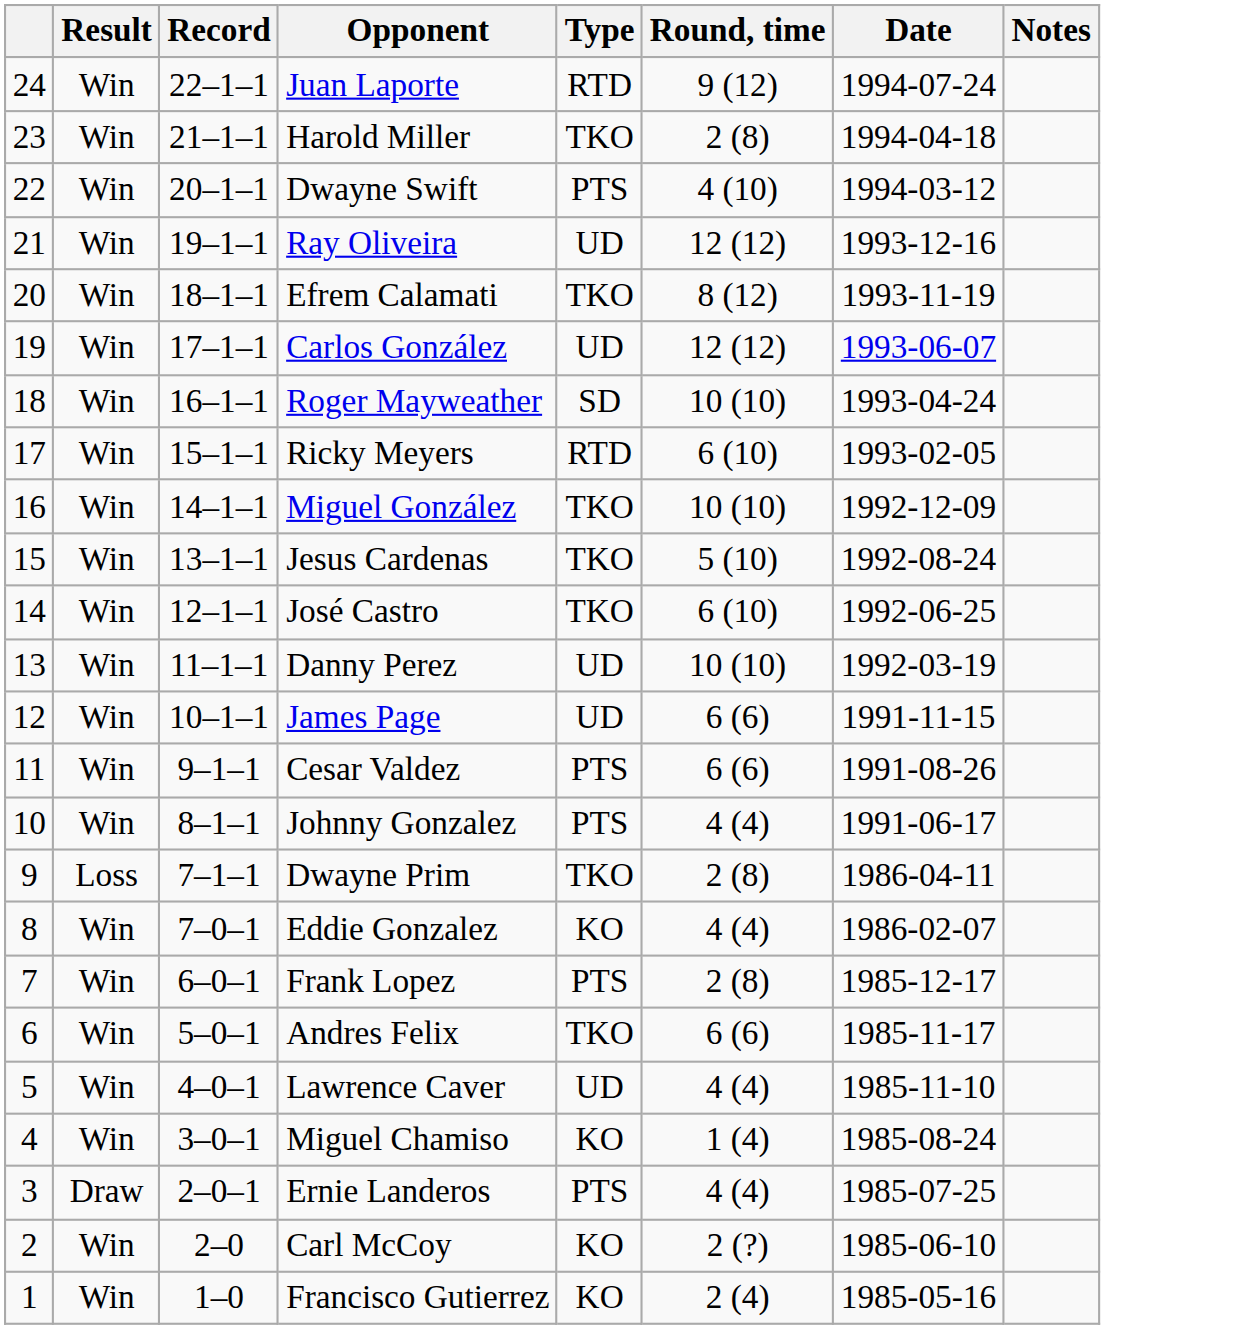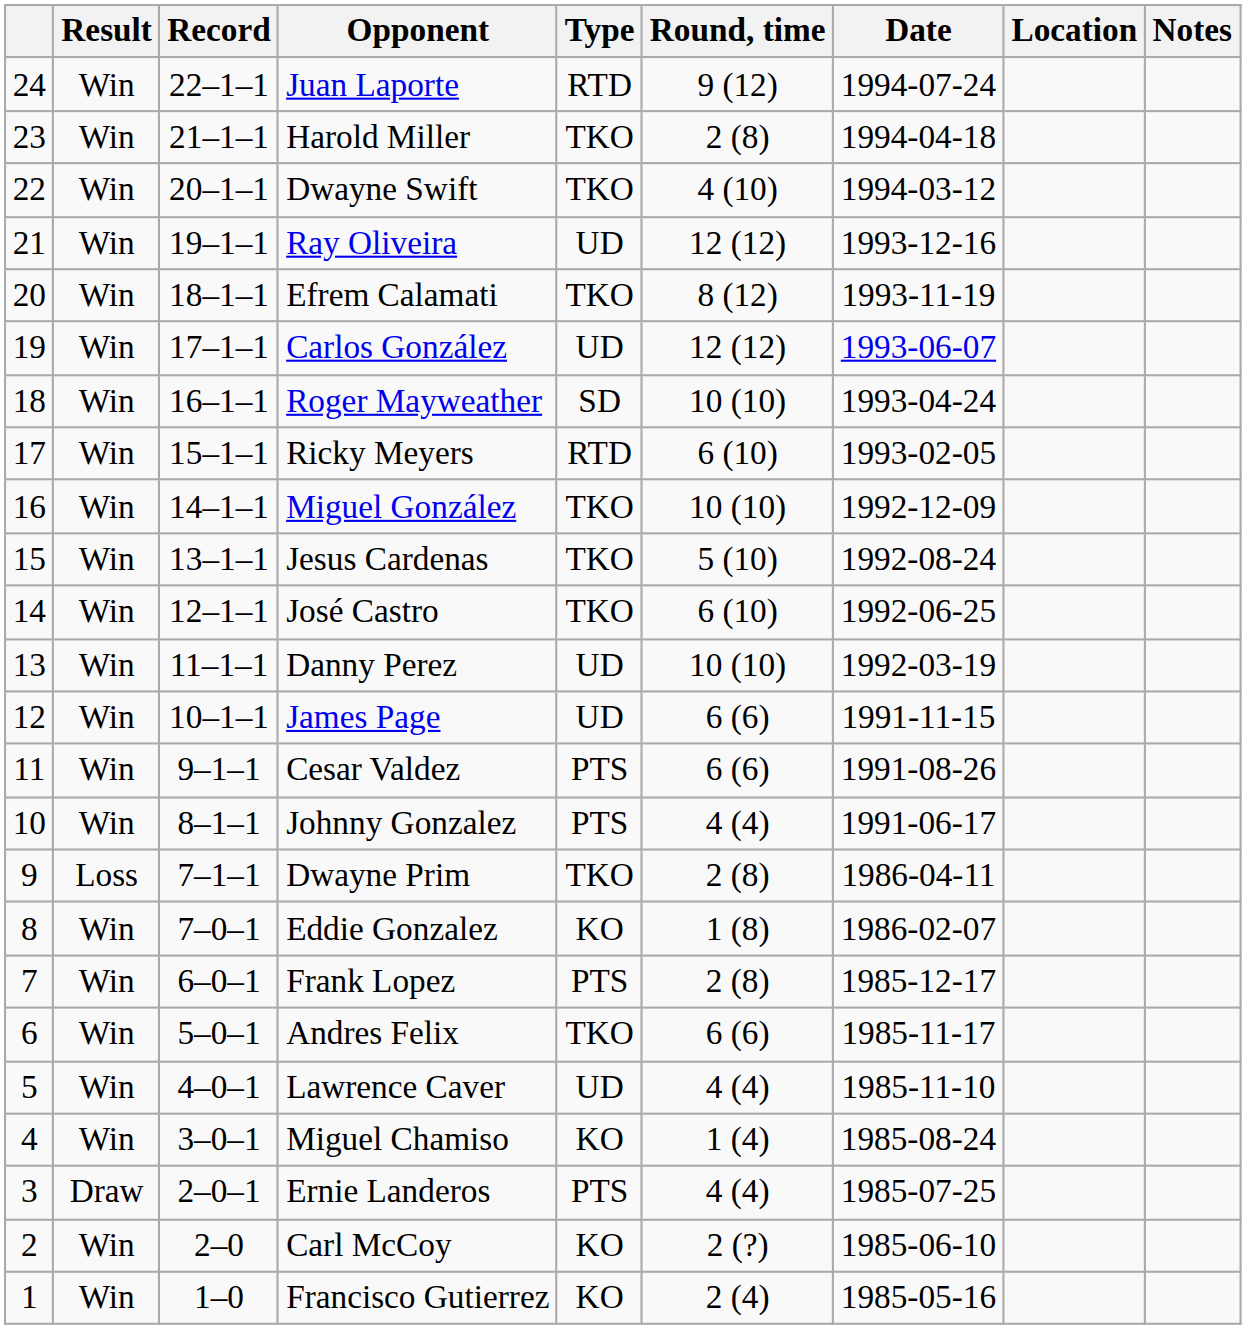+ column: (1074, 30)
(600, 189) PTS -> (600, 189) TKO
(738, 928) 4 (4) -> (738, 928) 1 (8)
